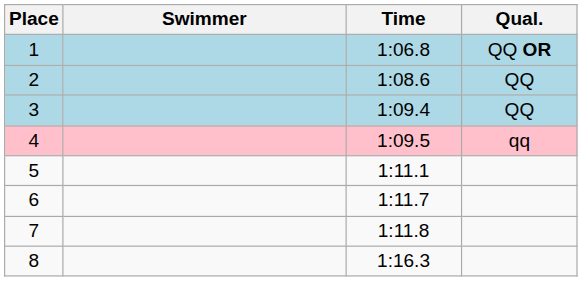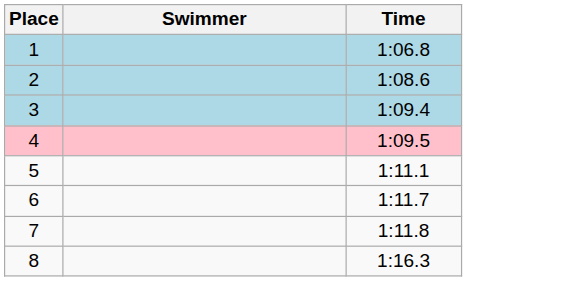- column: (519, 19)
